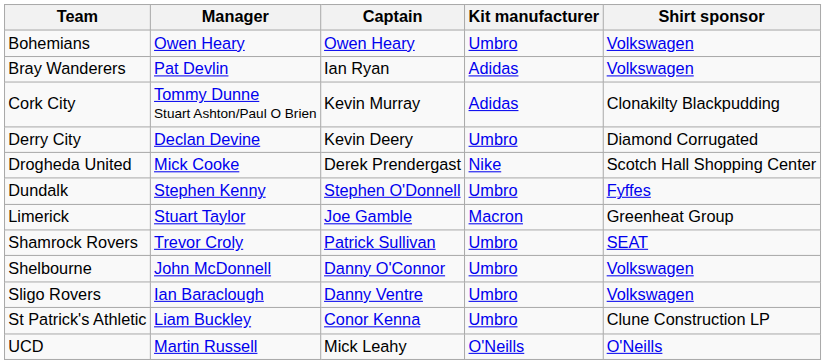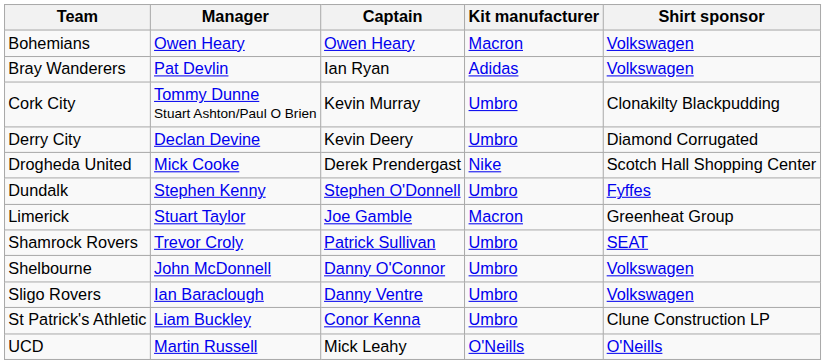(493, 43) Umbro -> (496, 43) Macron
(494, 104) Adidas -> (493, 104) Umbro
